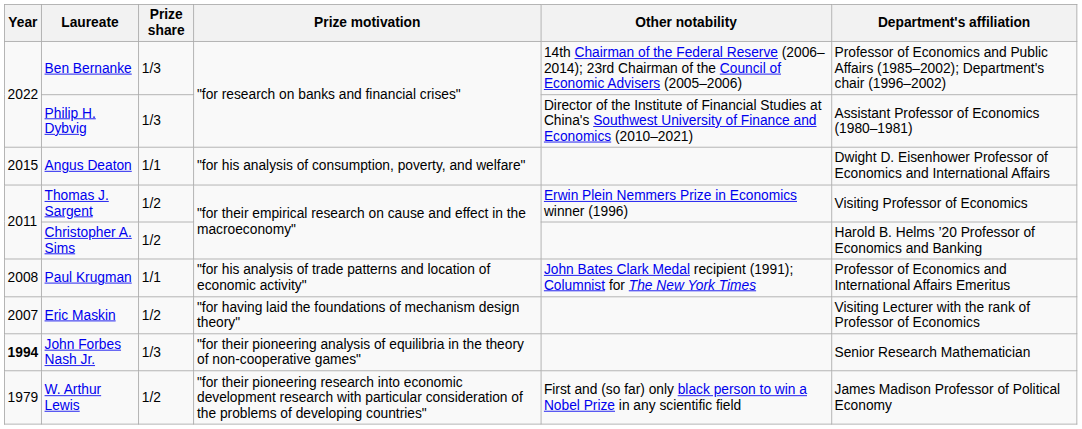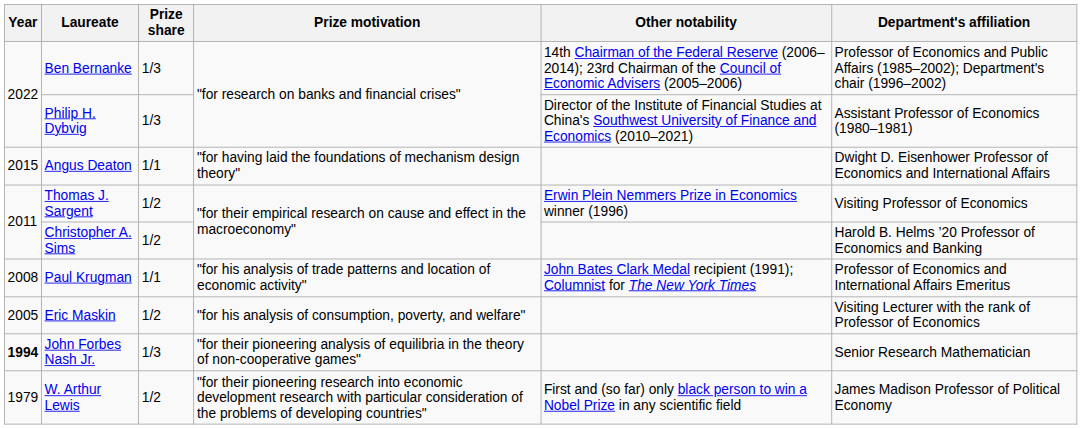(361, 166) "for his analysis of consumption, poverty, and welfare" -> (358, 166) "for having laid the foundations of mechanism design theory"
(23, 315) 2007 -> (23, 315) 2005
(358, 315) "for having laid the foundations of mechanism design theory" -> (361, 315) "for his analysis of consumption, poverty, and welfare"
